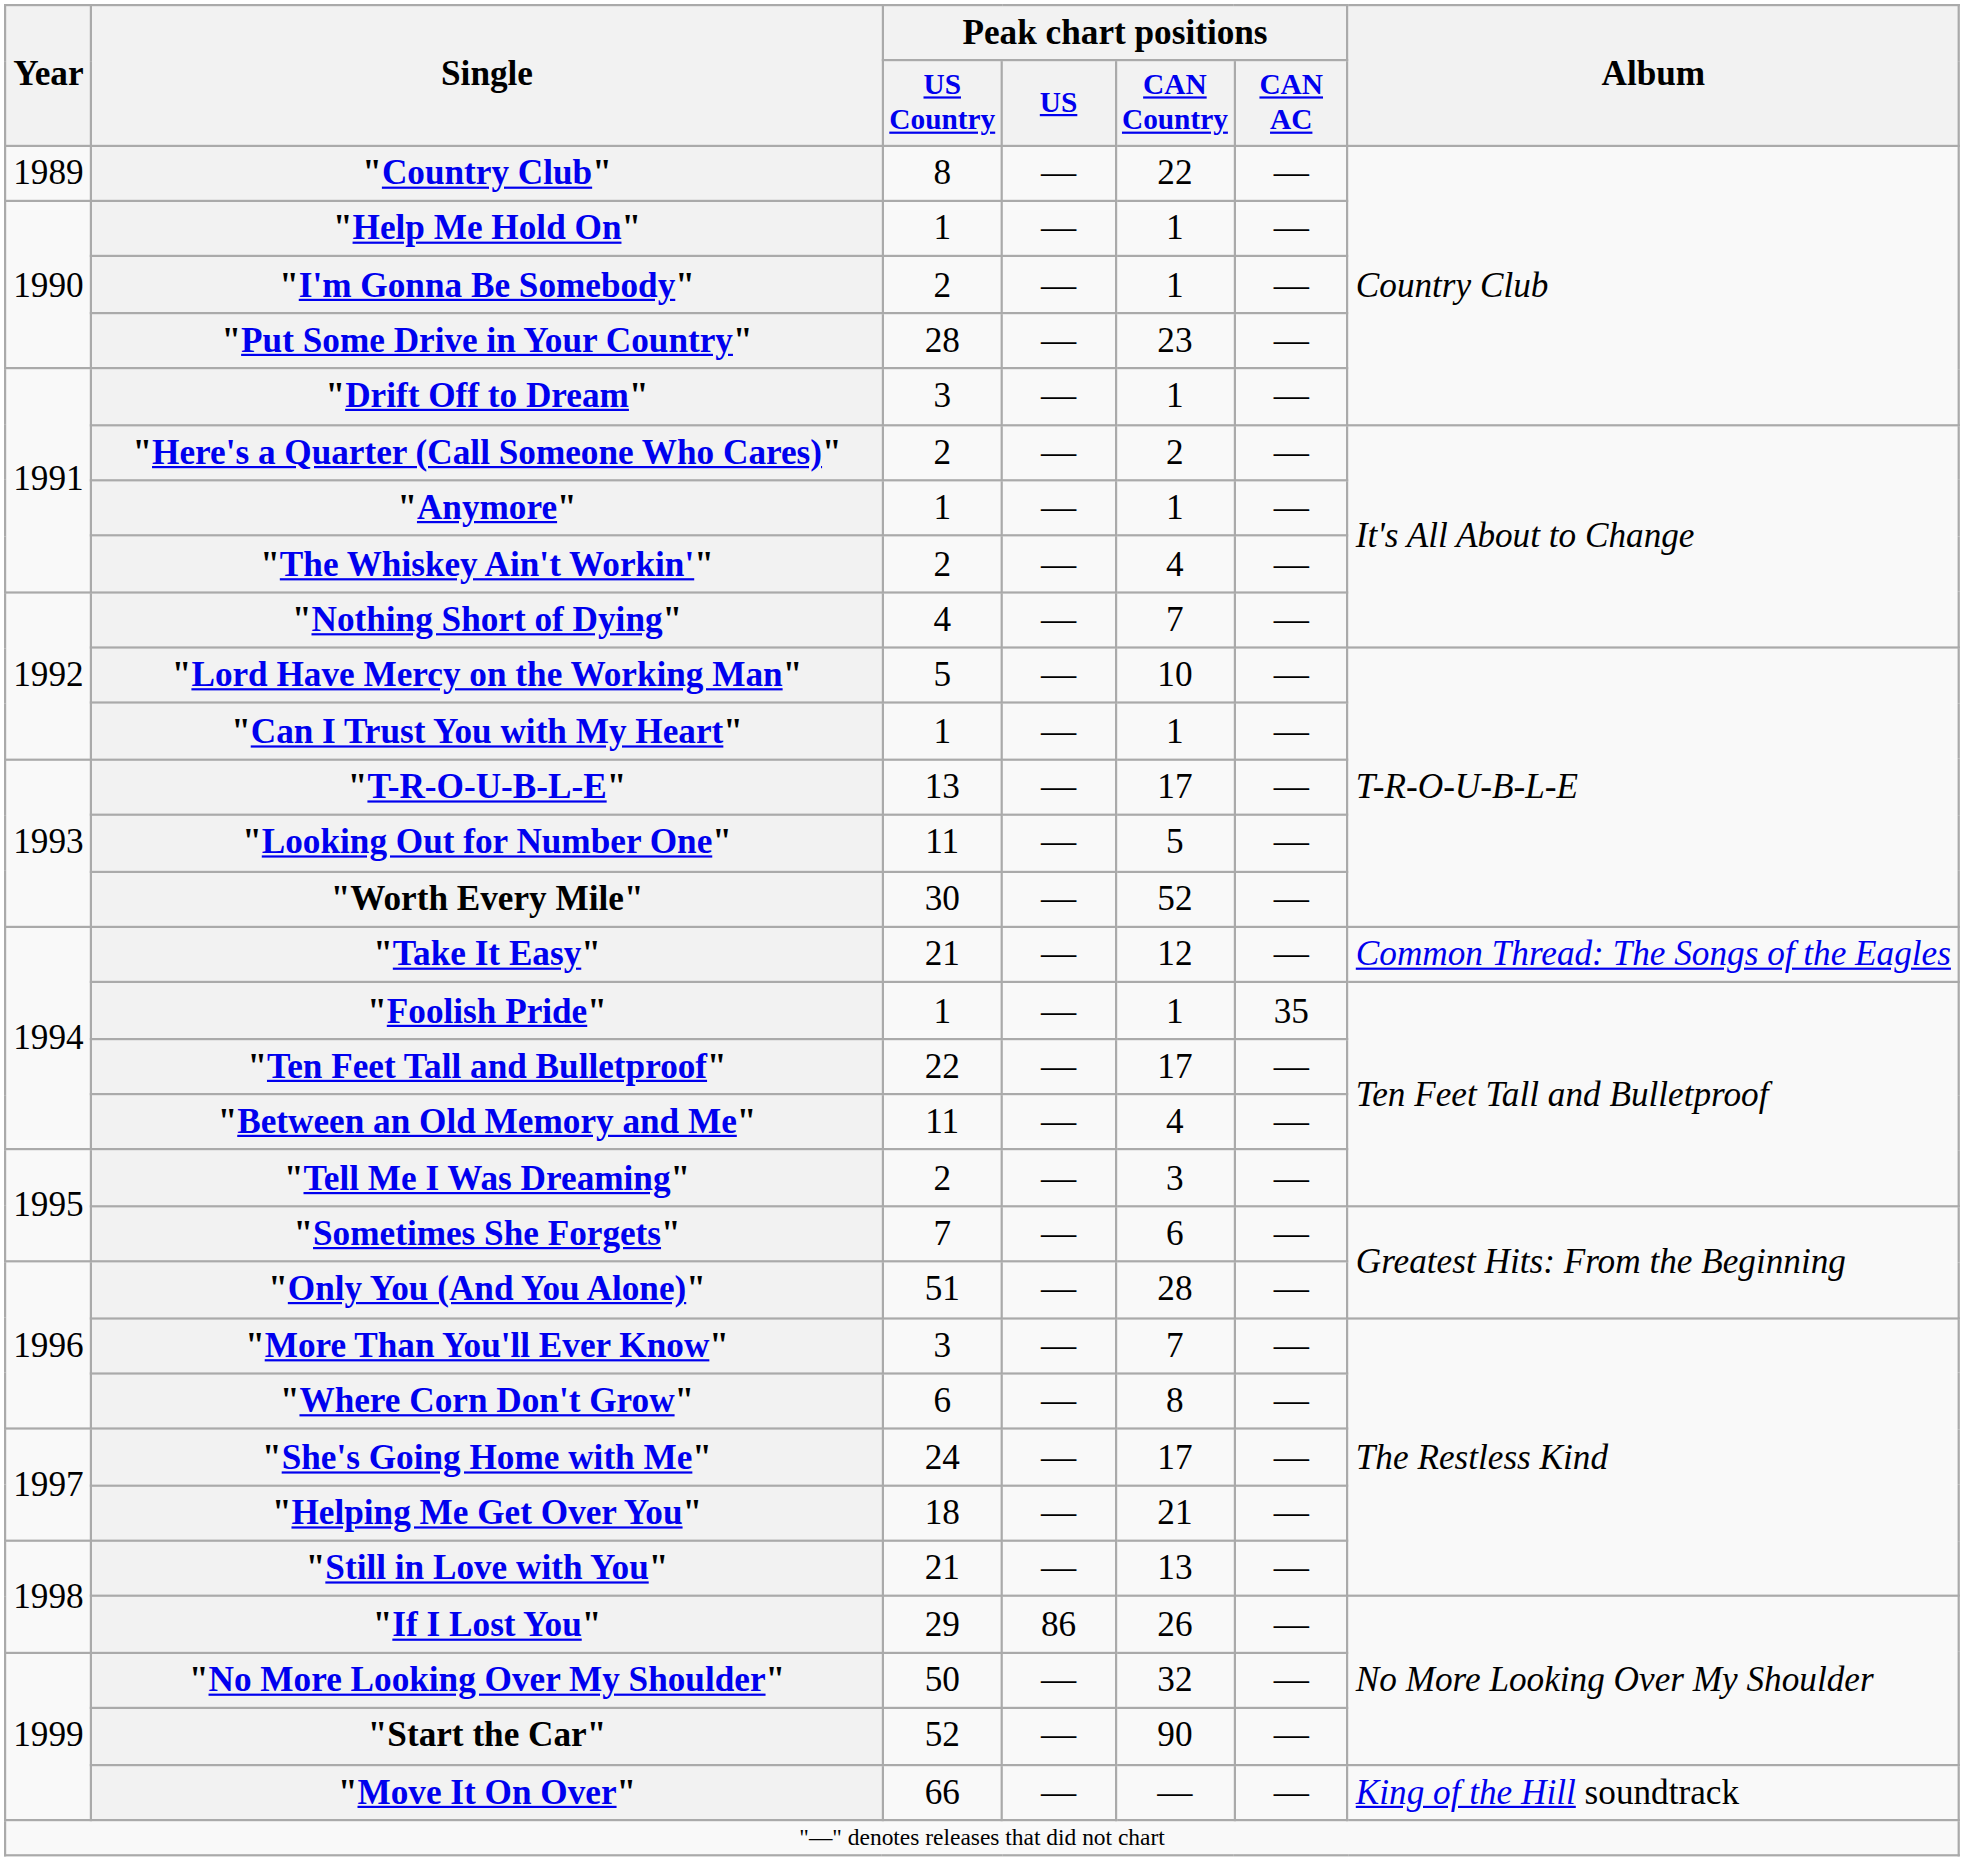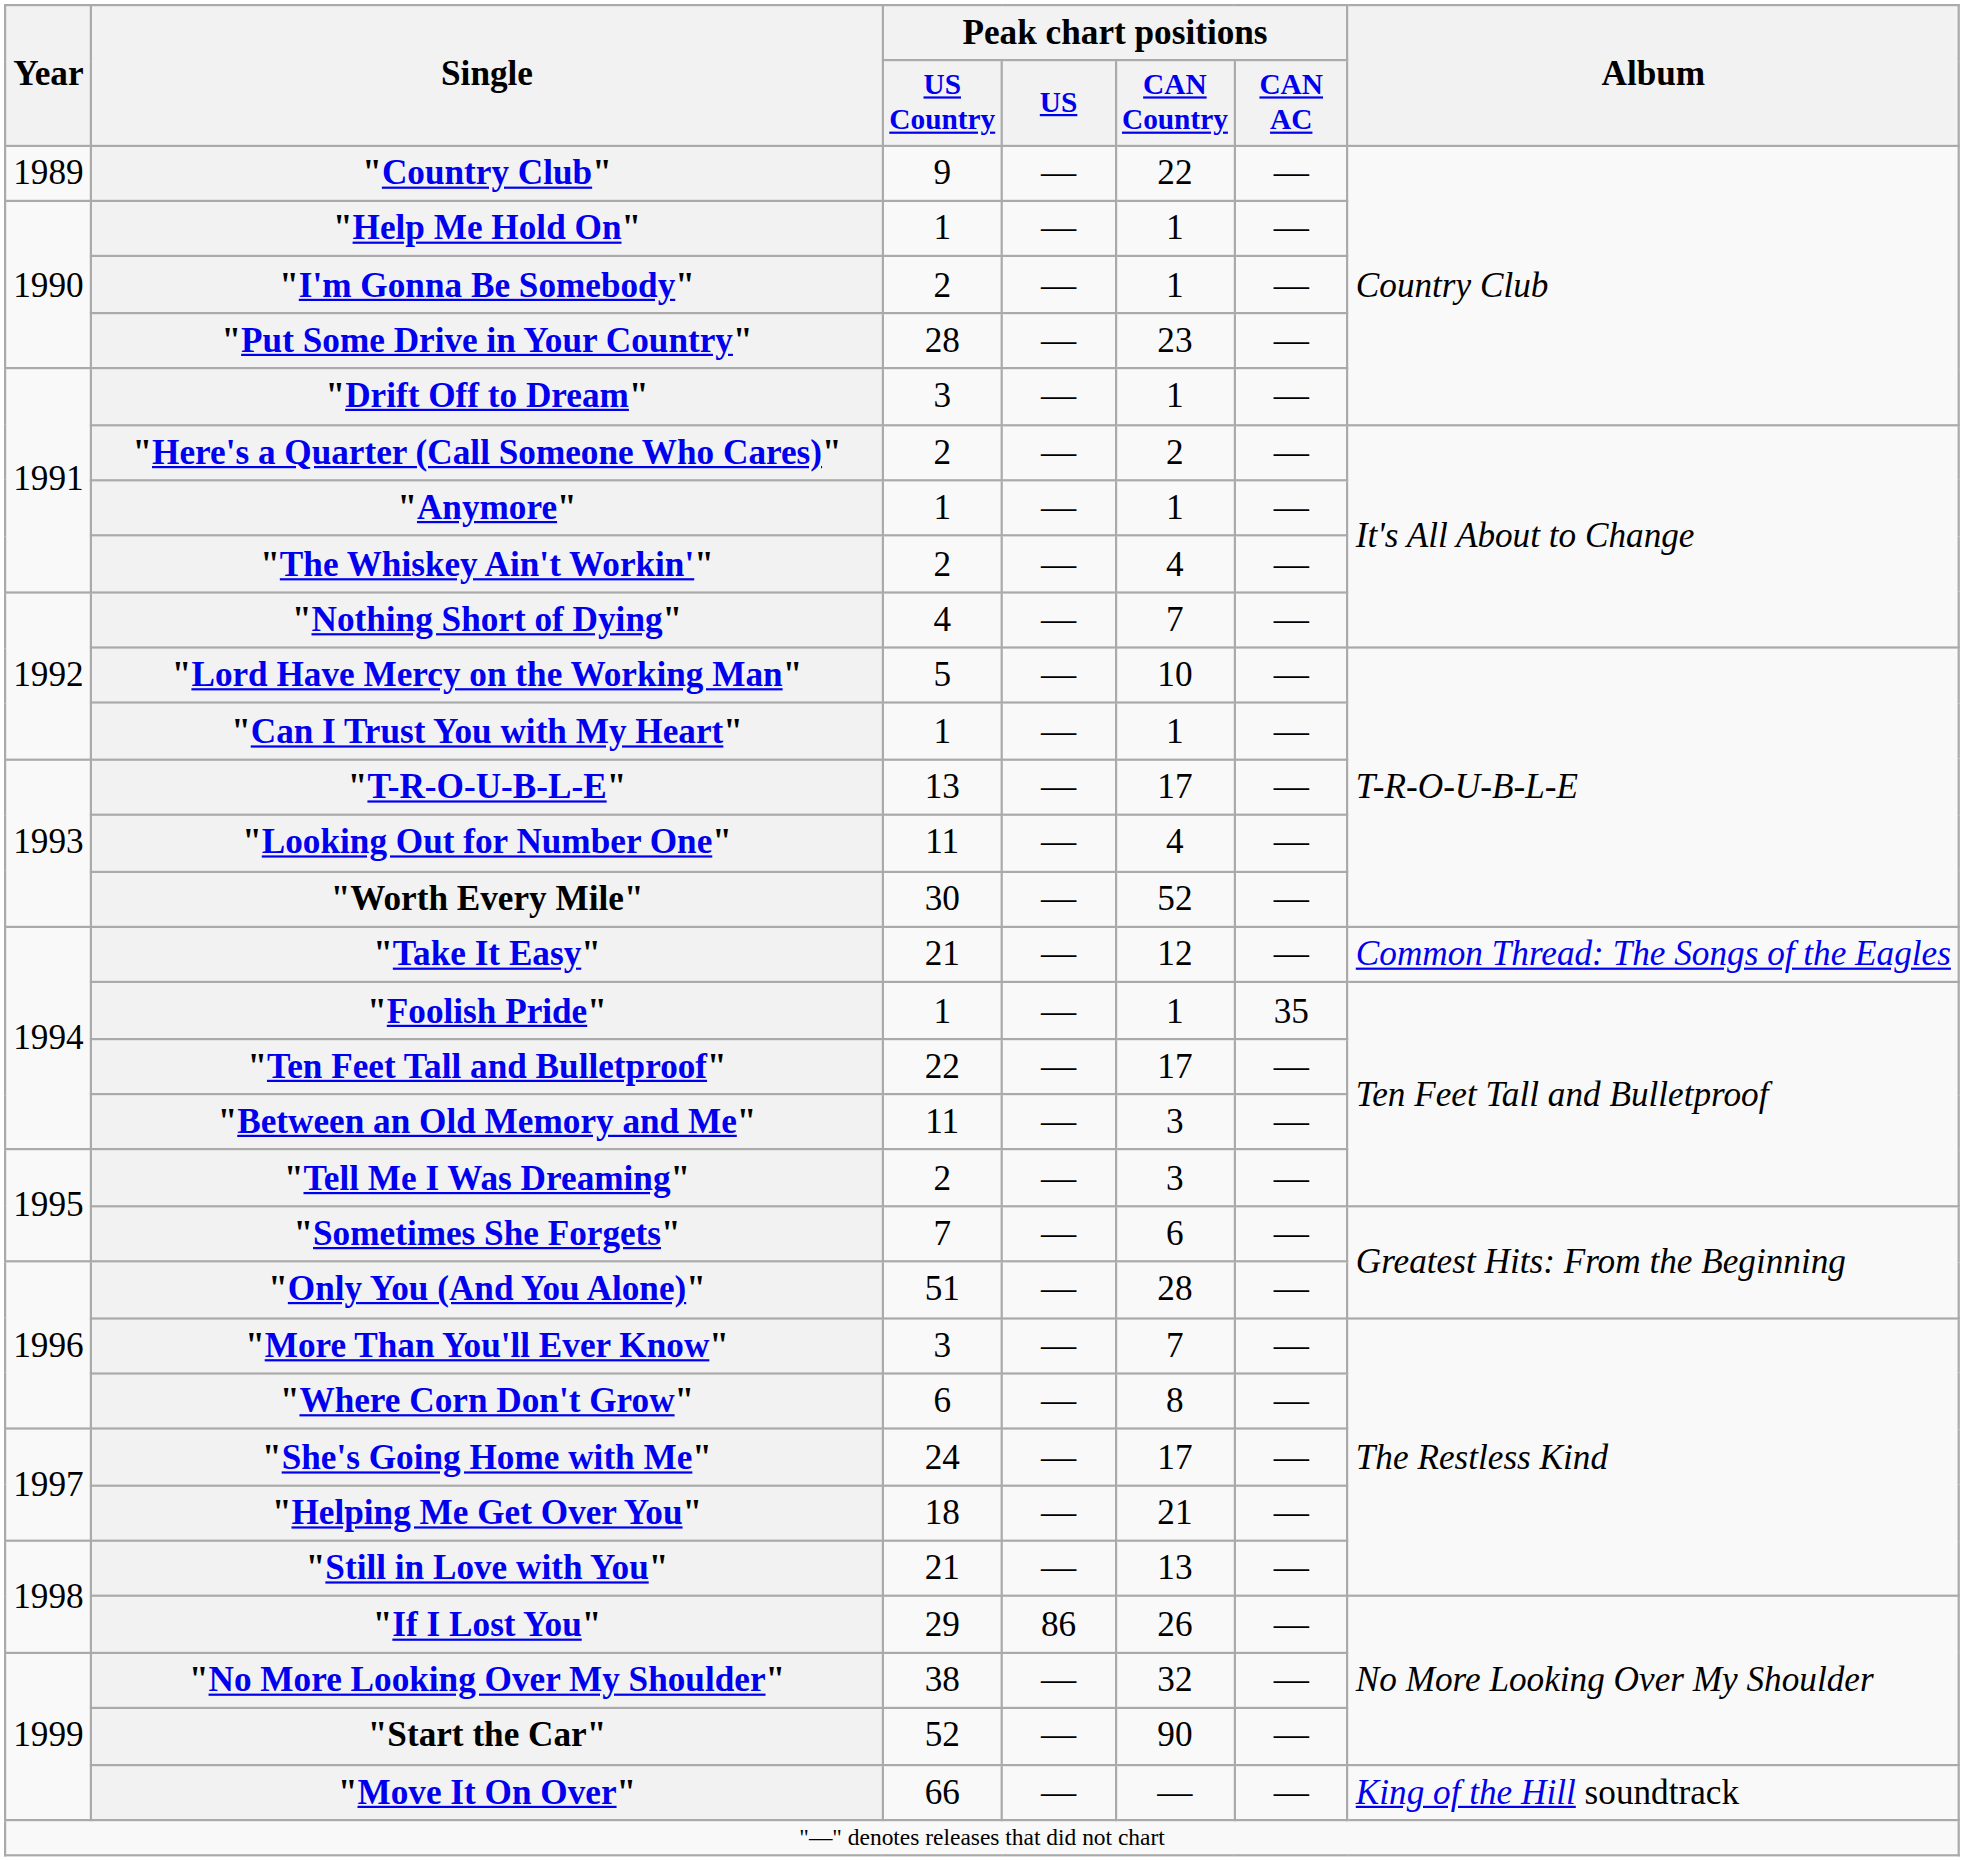(942, 172) 8 -> (942, 172) 9
(1175, 842) 5 -> (1175, 842) 4
(1175, 1121) 4 -> (1175, 1121) 3
(942, 1679) 50 -> (942, 1679) 38
